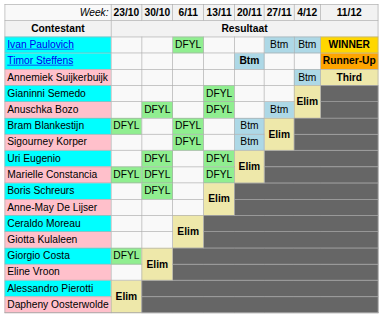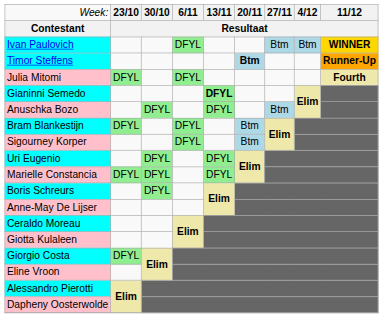- row: (58, 77)
+ row: (34, 77)
(219, 93) normal -> (219, 93) bold
